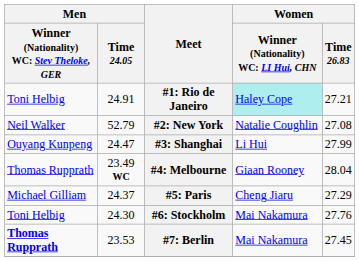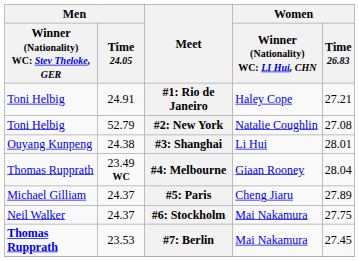(264, 99) paleturquoise background -> (264, 99) no background
(36, 125) Neil Walker -> (36, 125) Toni Helbig
(121, 144) 24.47 -> (121, 144) 24.38
(338, 144) 27.99 -> (338, 144) 28.01
(338, 195) 27.29 -> (338, 195) 27.89
(36, 214) Toni Helbig -> (36, 214) Neil Walker
(121, 214) 24.30 -> (121, 214) 24.37
(338, 214) 27.76 -> (338, 214) 27.75
